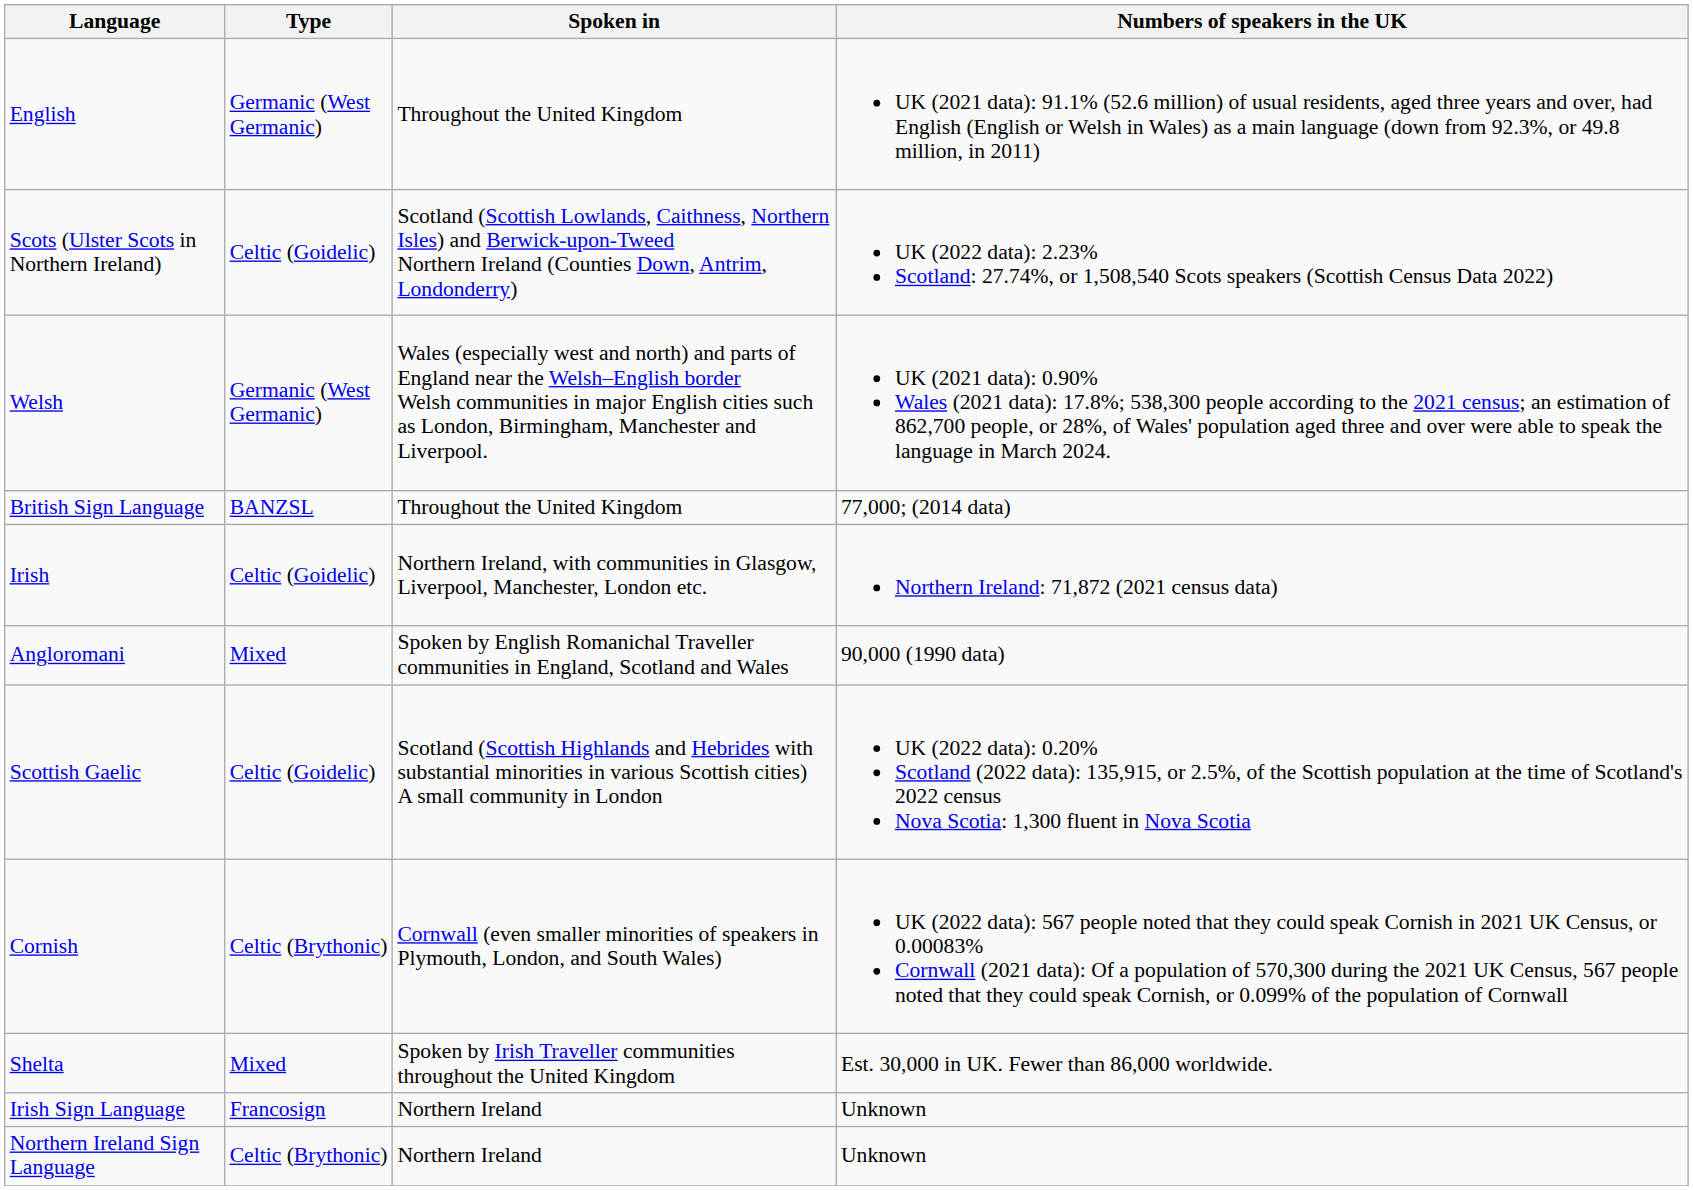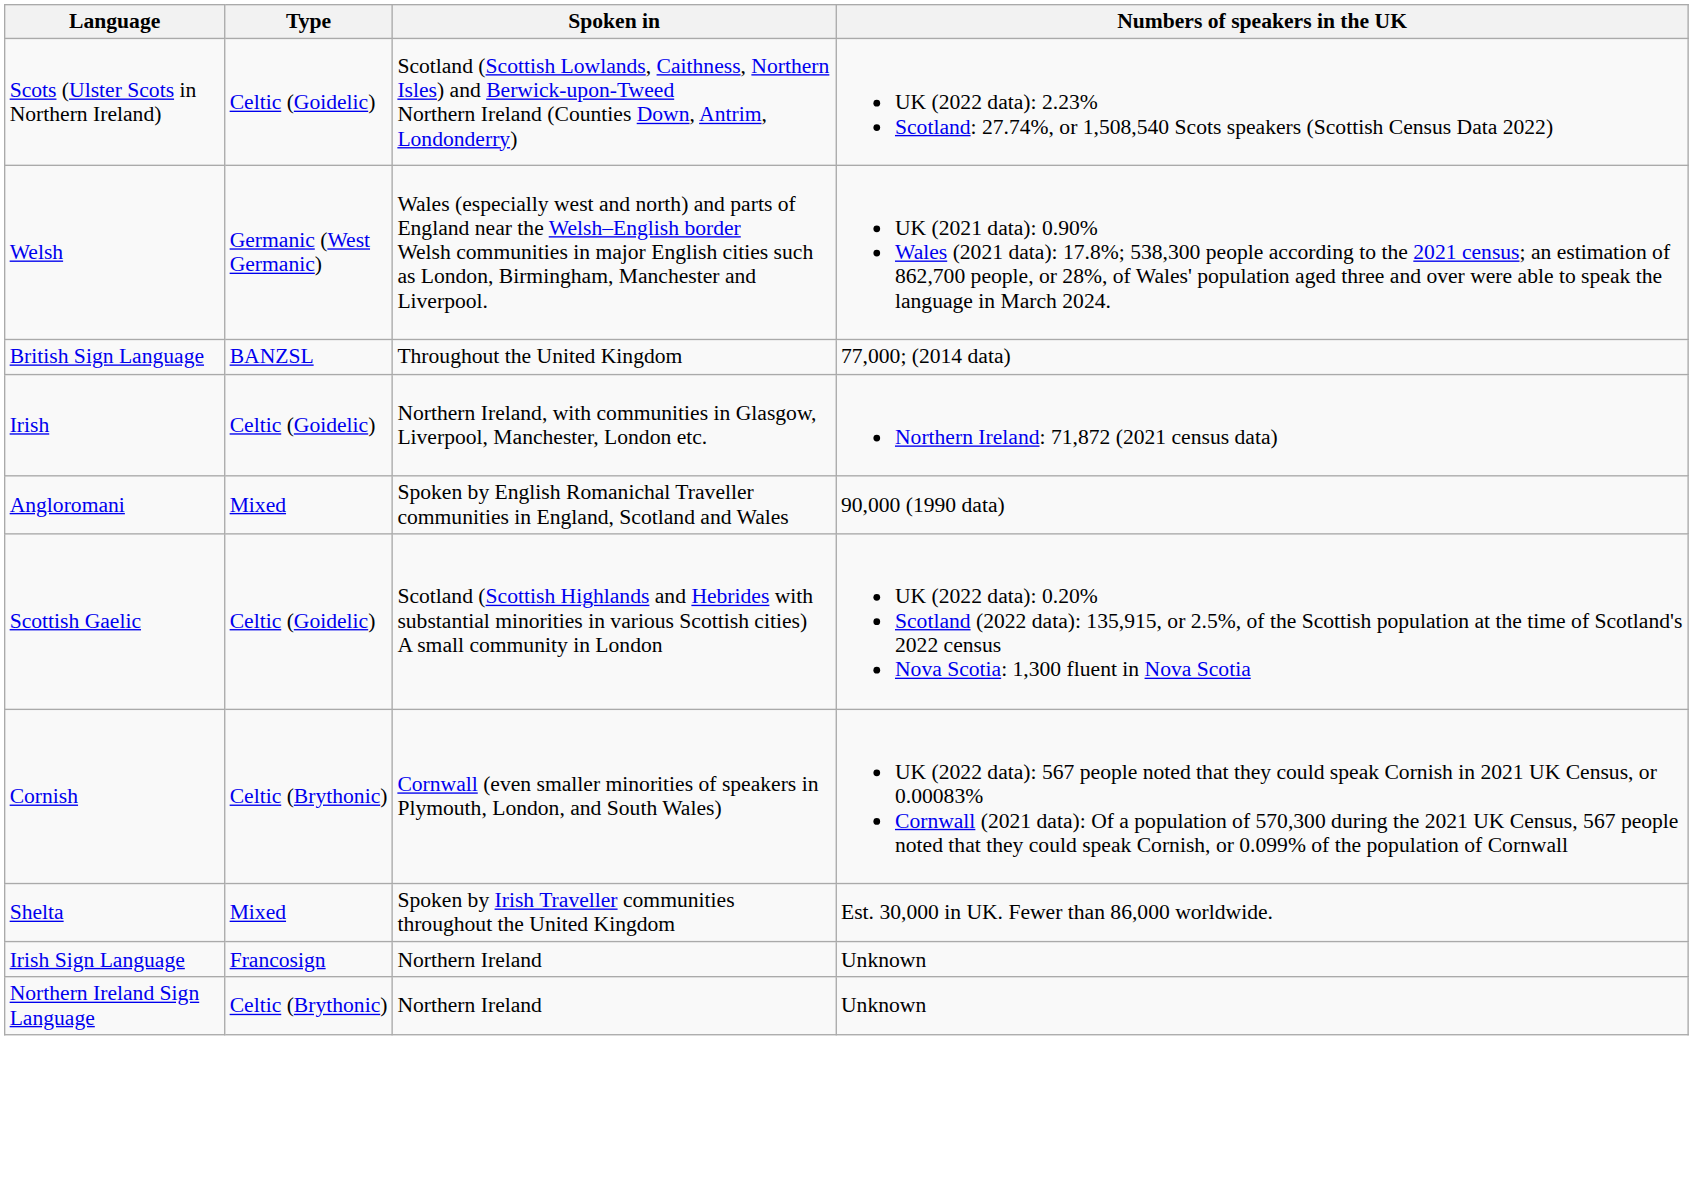- row: (43, 113)
